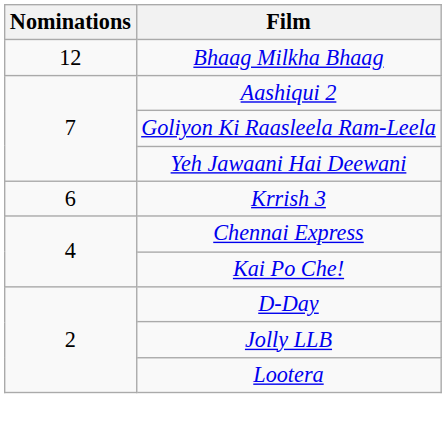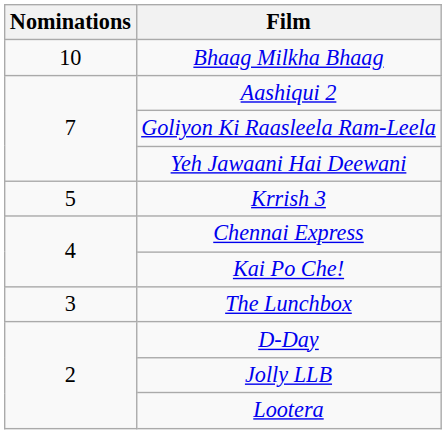(70, 57) 12 -> (70, 57) 10
(70, 198) 6 -> (70, 198) 5
+ row: (288, 304)
